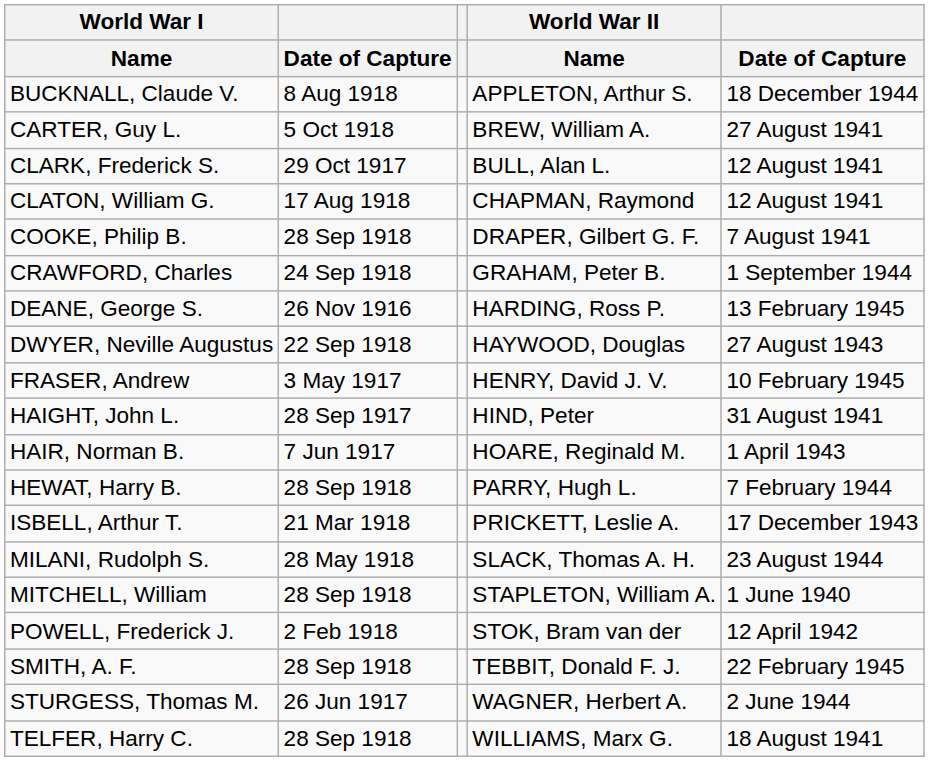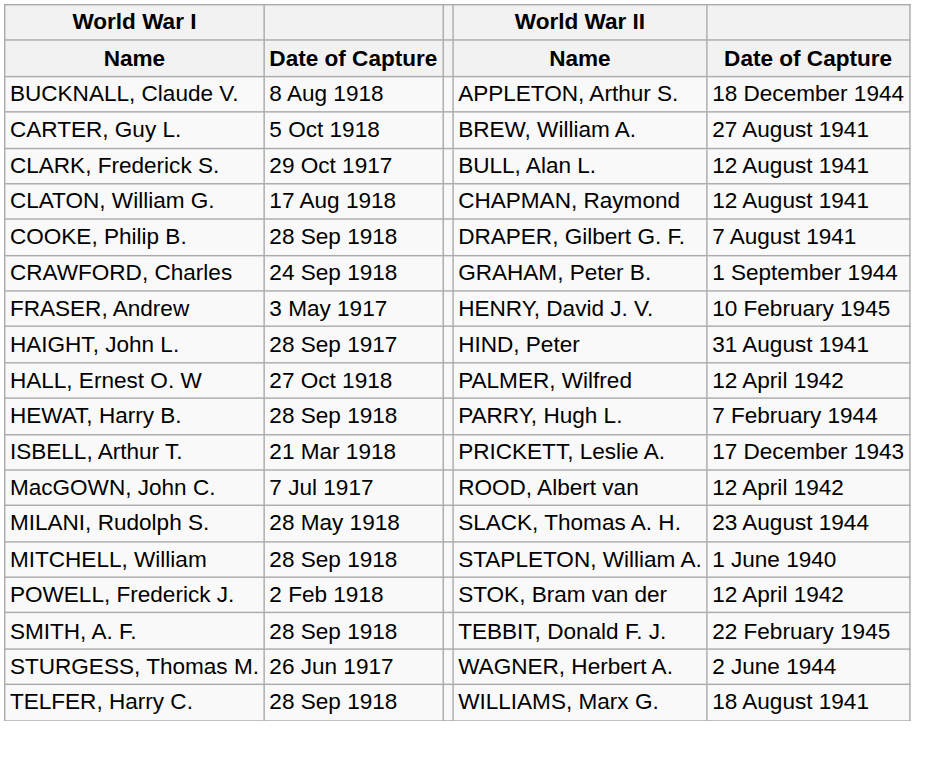- row: (106, 308)
- row: (142, 344)
- row: (97, 451)
+ row: (106, 380)
+ row: (113, 487)
